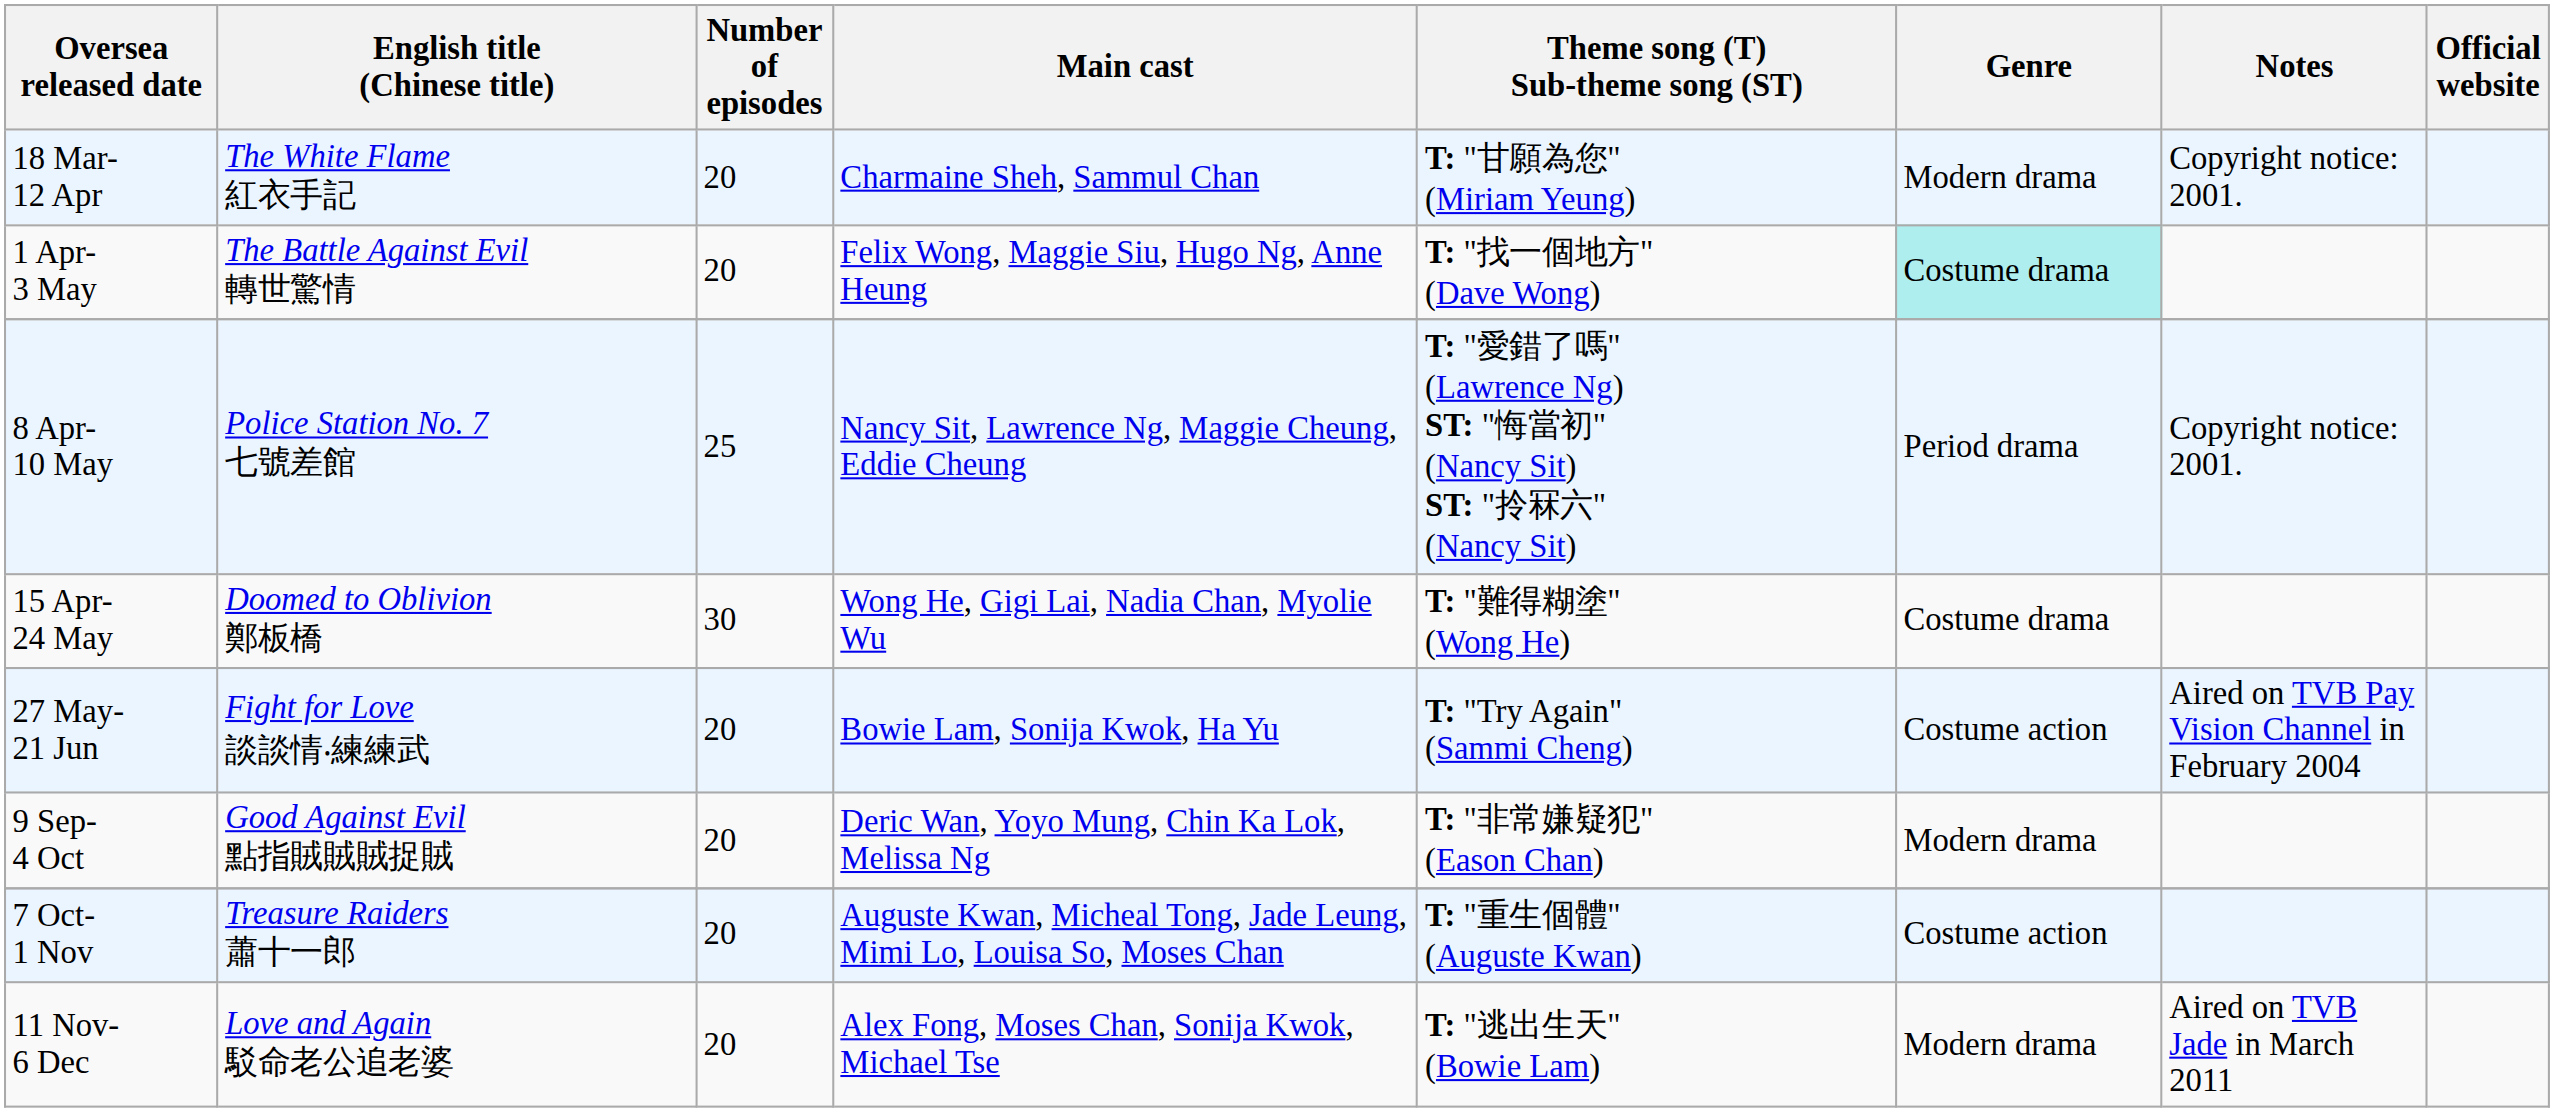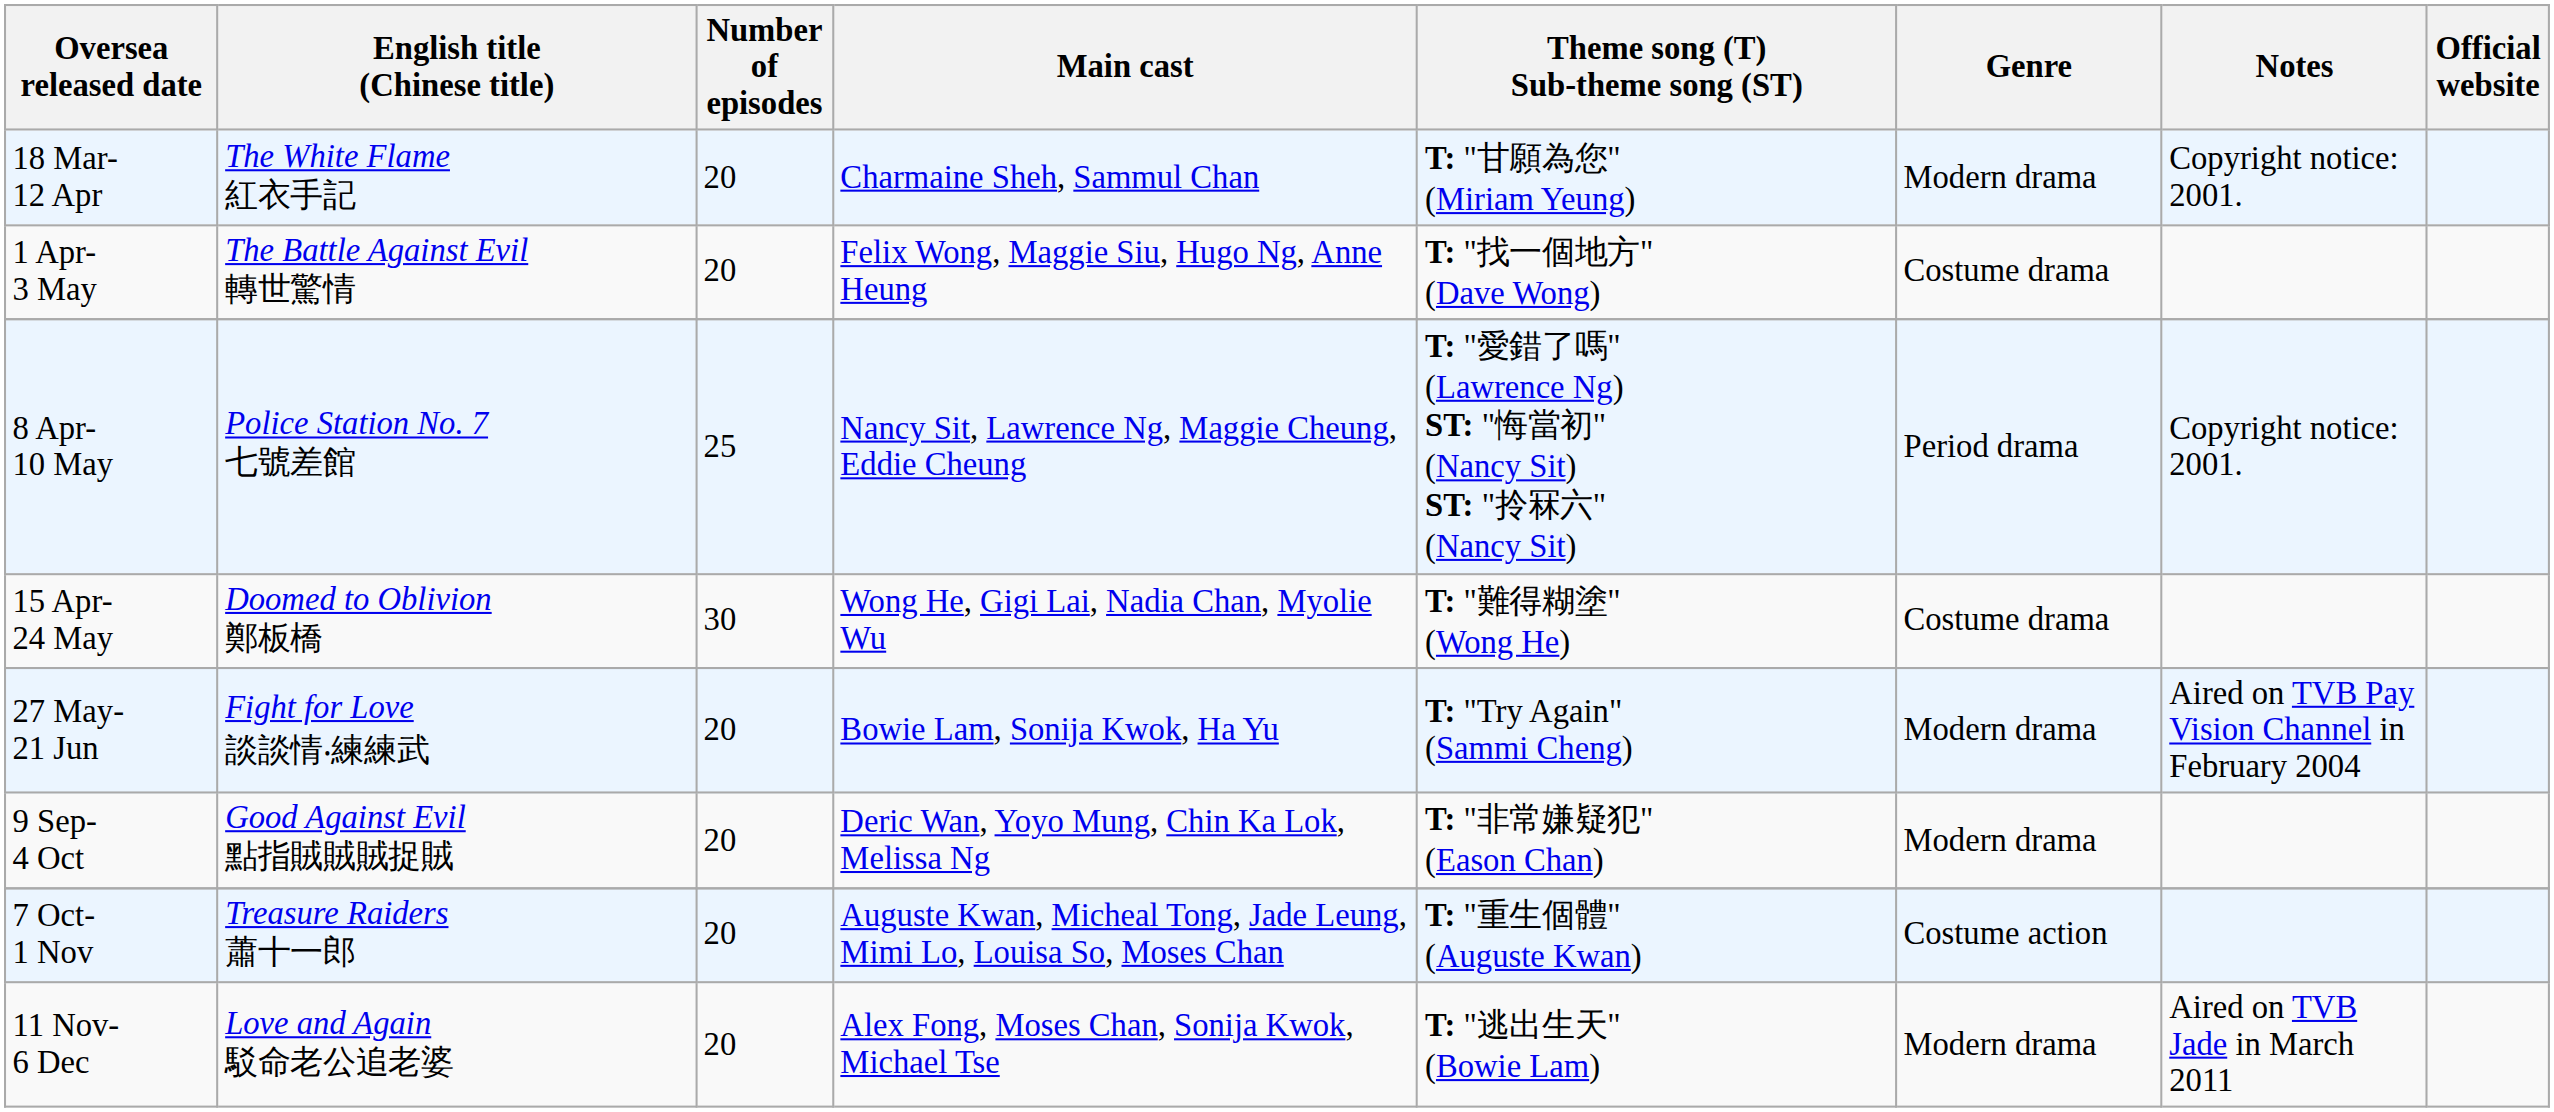(2006, 271) paleturquoise background -> (2006, 271) no background
(2005, 729) Costume action -> (2000, 729) Modern drama
